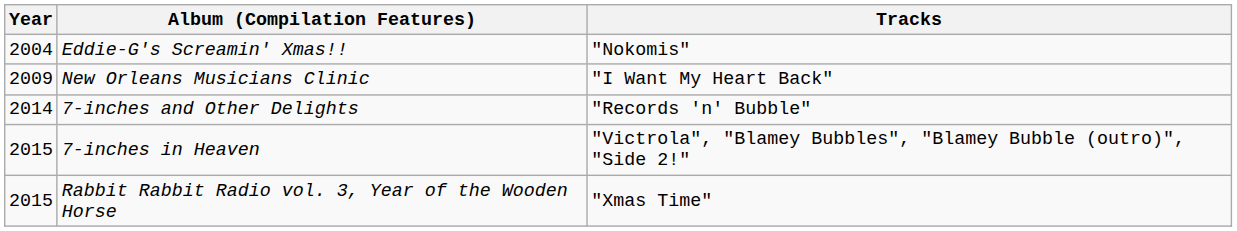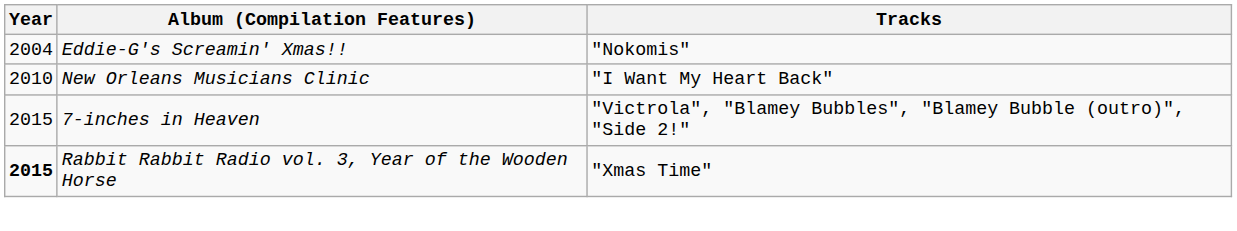(31, 79) 2009 -> (31, 79) 2010
- row: (210, 109)
(31, 201) normal -> (31, 171) bold
